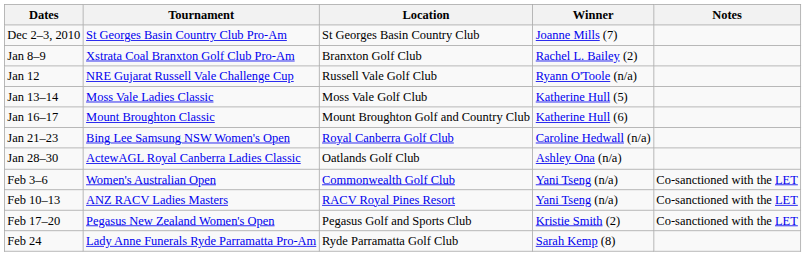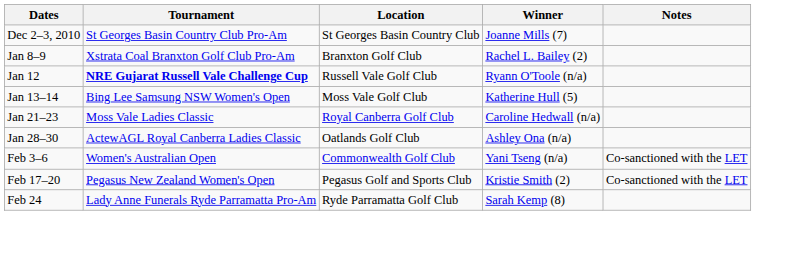(190, 76) normal -> (197, 76) bold
(150, 97) Moss Vale Ladies Classic -> (188, 97) Bing Lee Samsung NSW Women's Open
- row: (33, 117)
(188, 138) Bing Lee Samsung NSW Women's Open -> (150, 117) Moss Vale Ladies Classic
- row: (34, 199)
